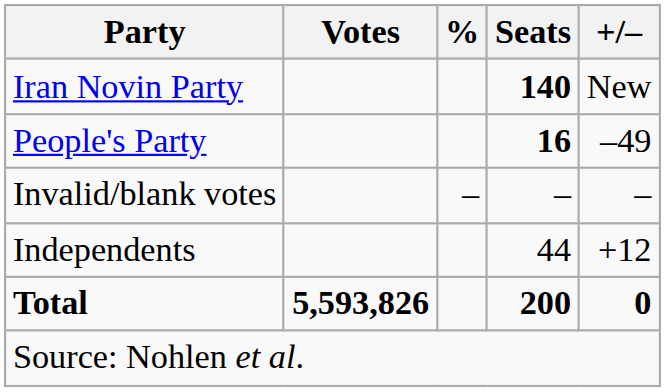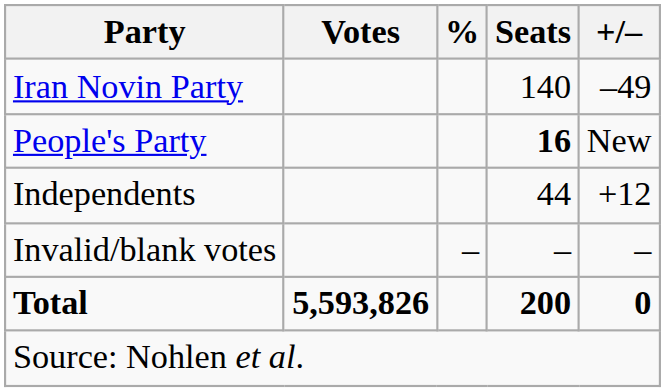(545, 85) bold -> (545, 85) normal
(619, 85) New -> (626, 85) –49
(626, 140) –49 -> (619, 140) New
rows swapped: (104, 248) <-> (145, 194)
